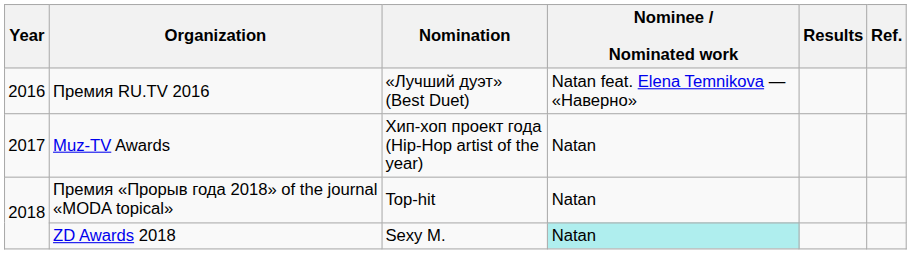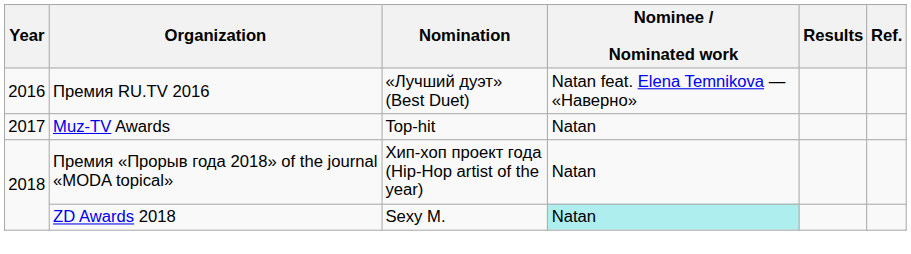(463, 145) Хип-хоп проект года (Hip-Hop artist of the year) -> (410, 126) Top-hit
(410, 199) Top-hit -> (463, 171) Хип-хоп проект года (Hip-Hop artist of the year)
